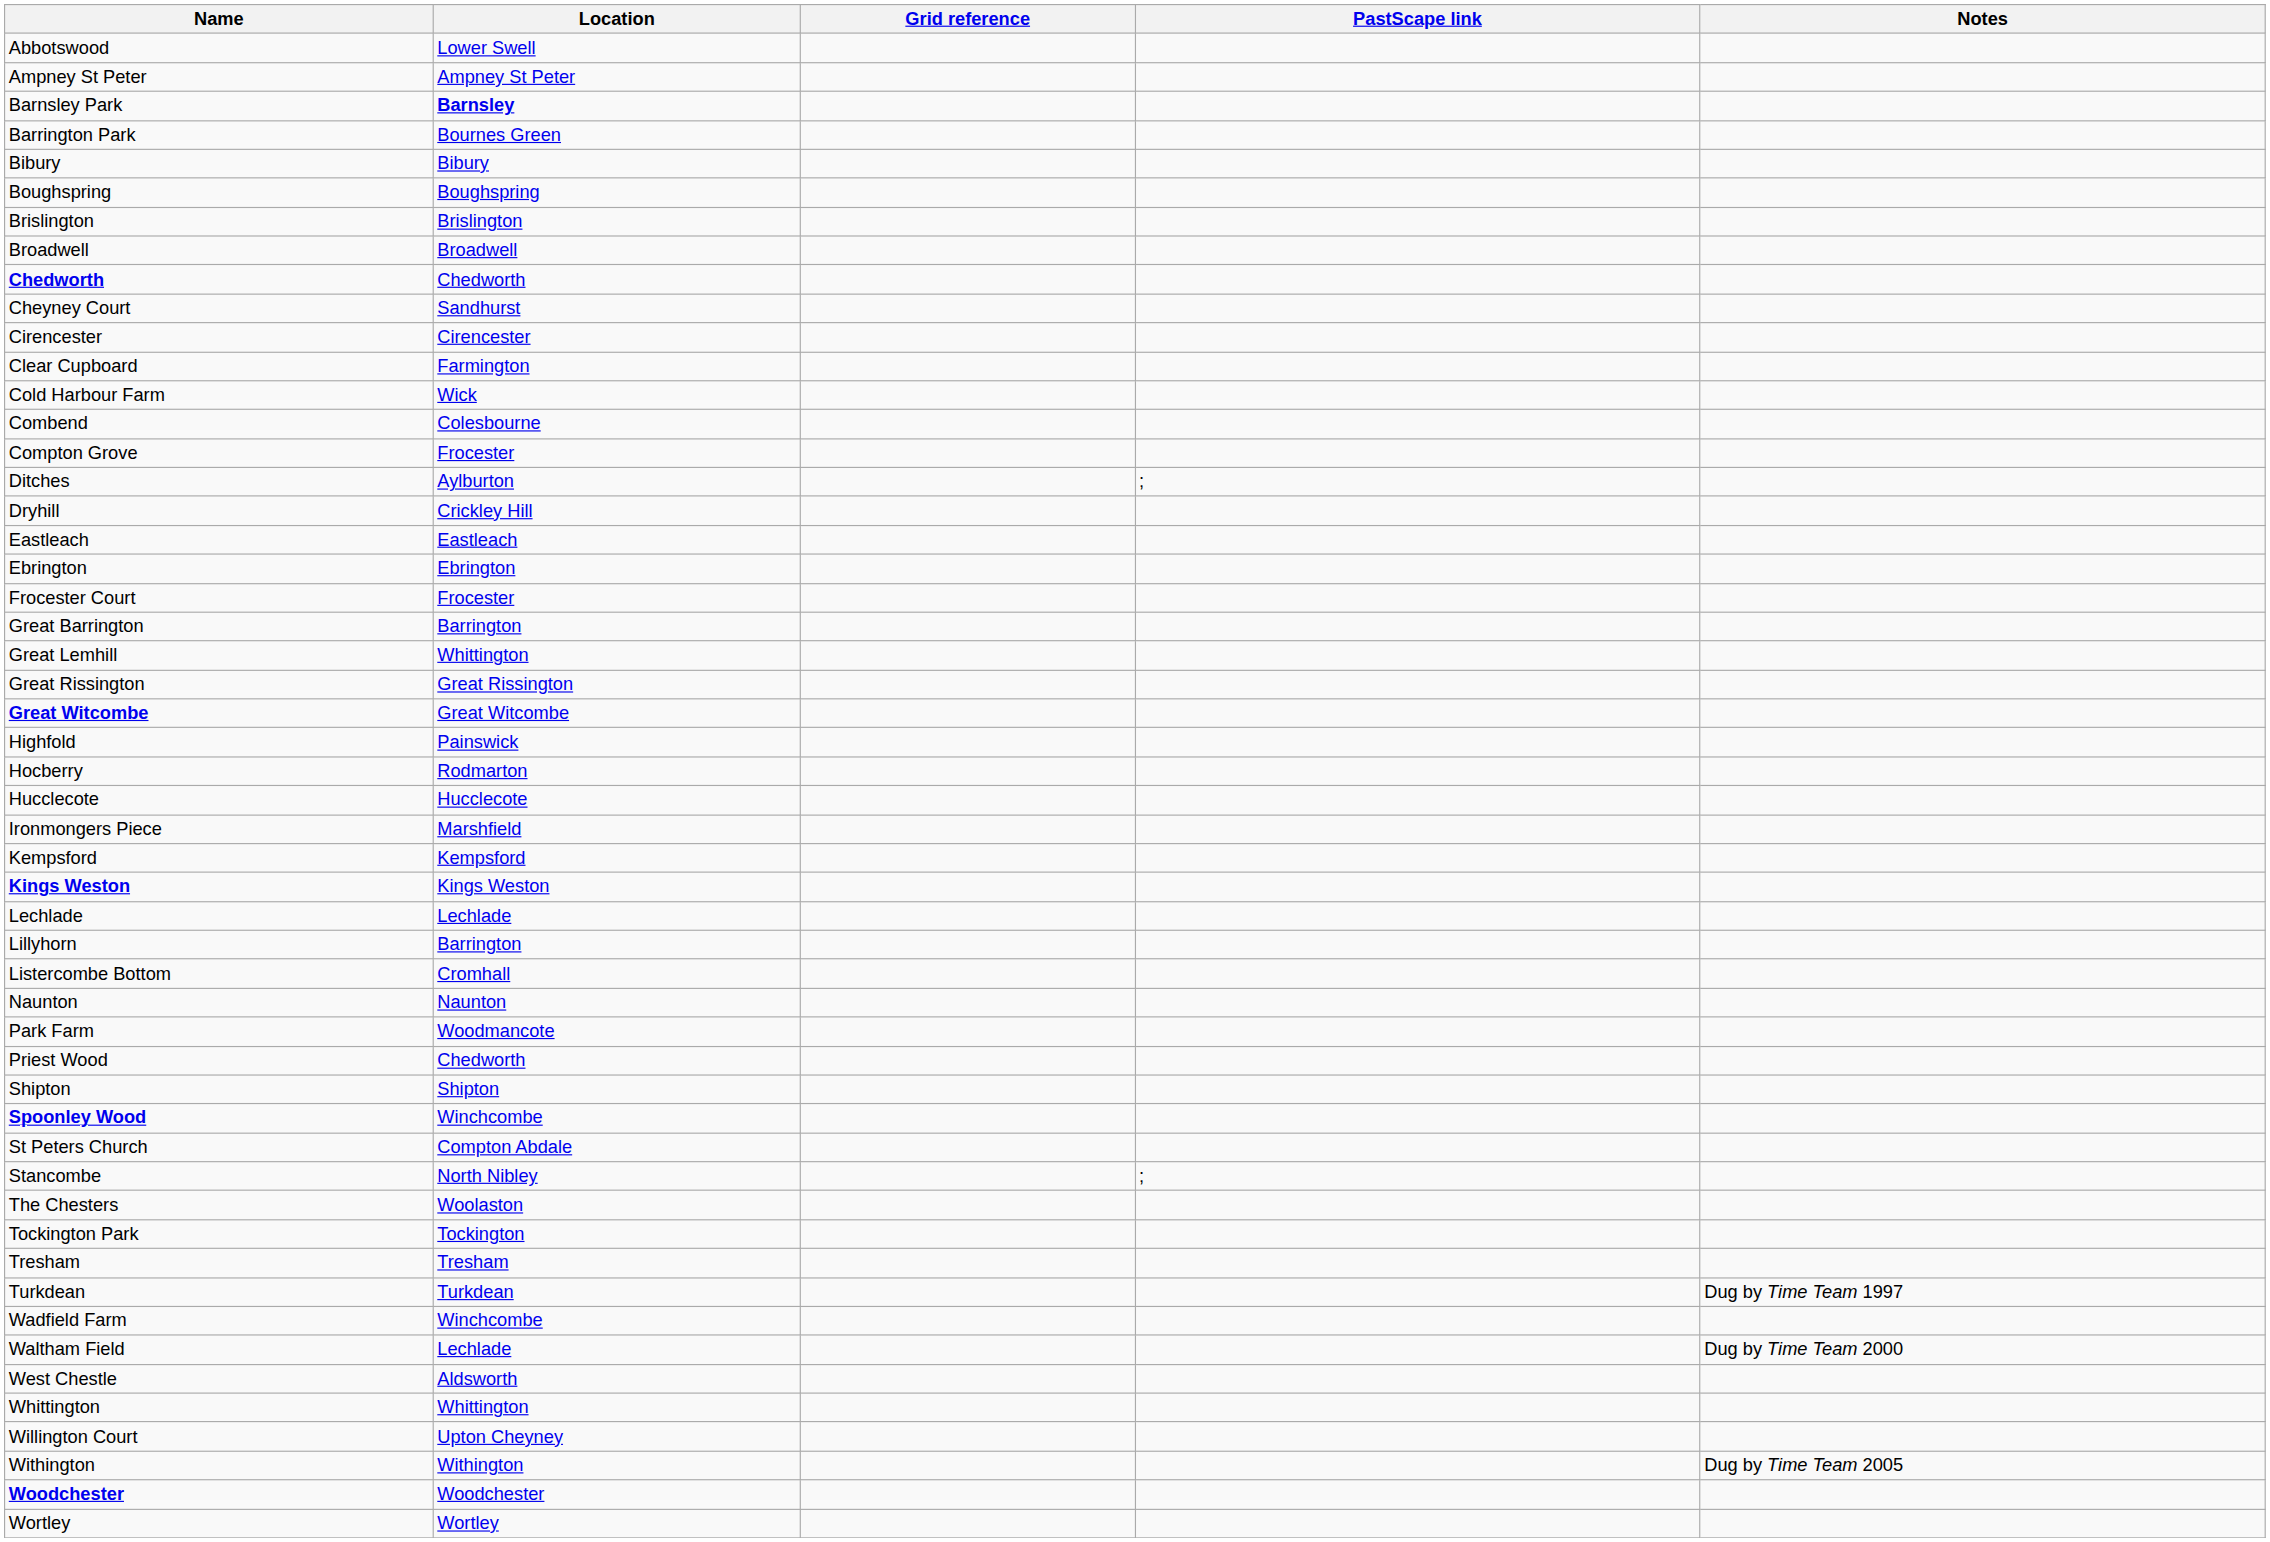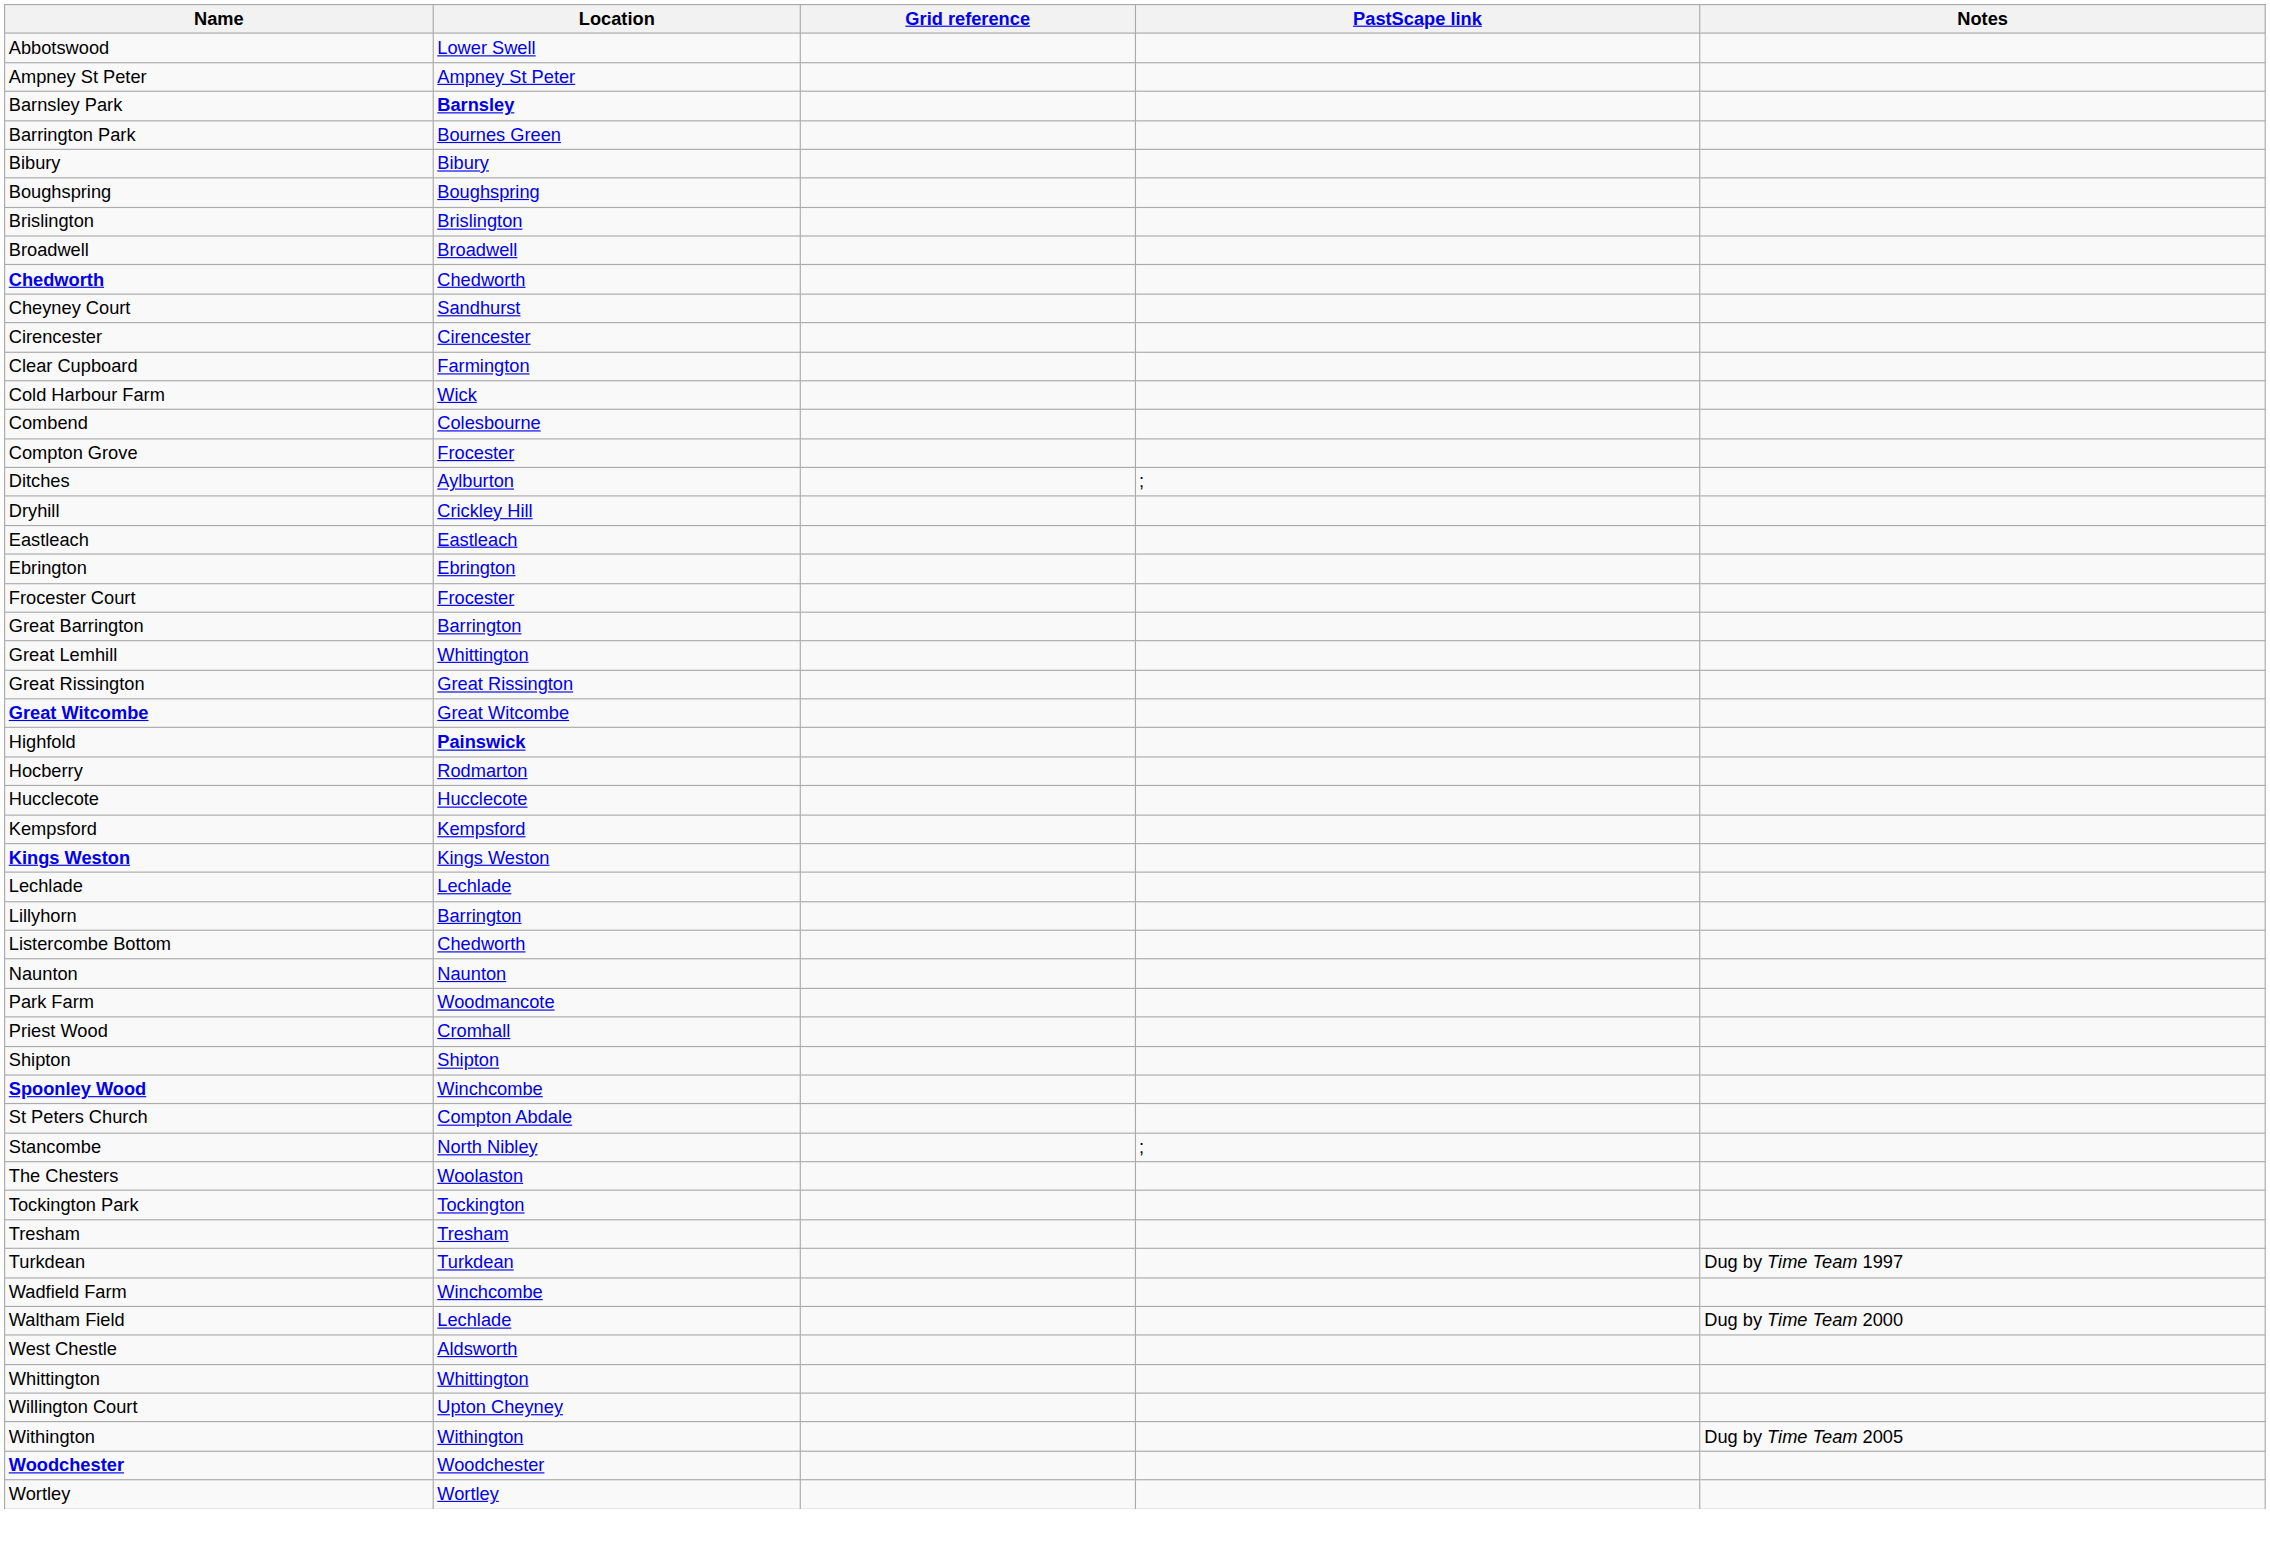(478, 742) normal -> (481, 742) bold
- row: (85, 828)
(474, 973) Cromhall -> (481, 944) Chedworth
(481, 1060) Chedworth -> (474, 1031) Cromhall
